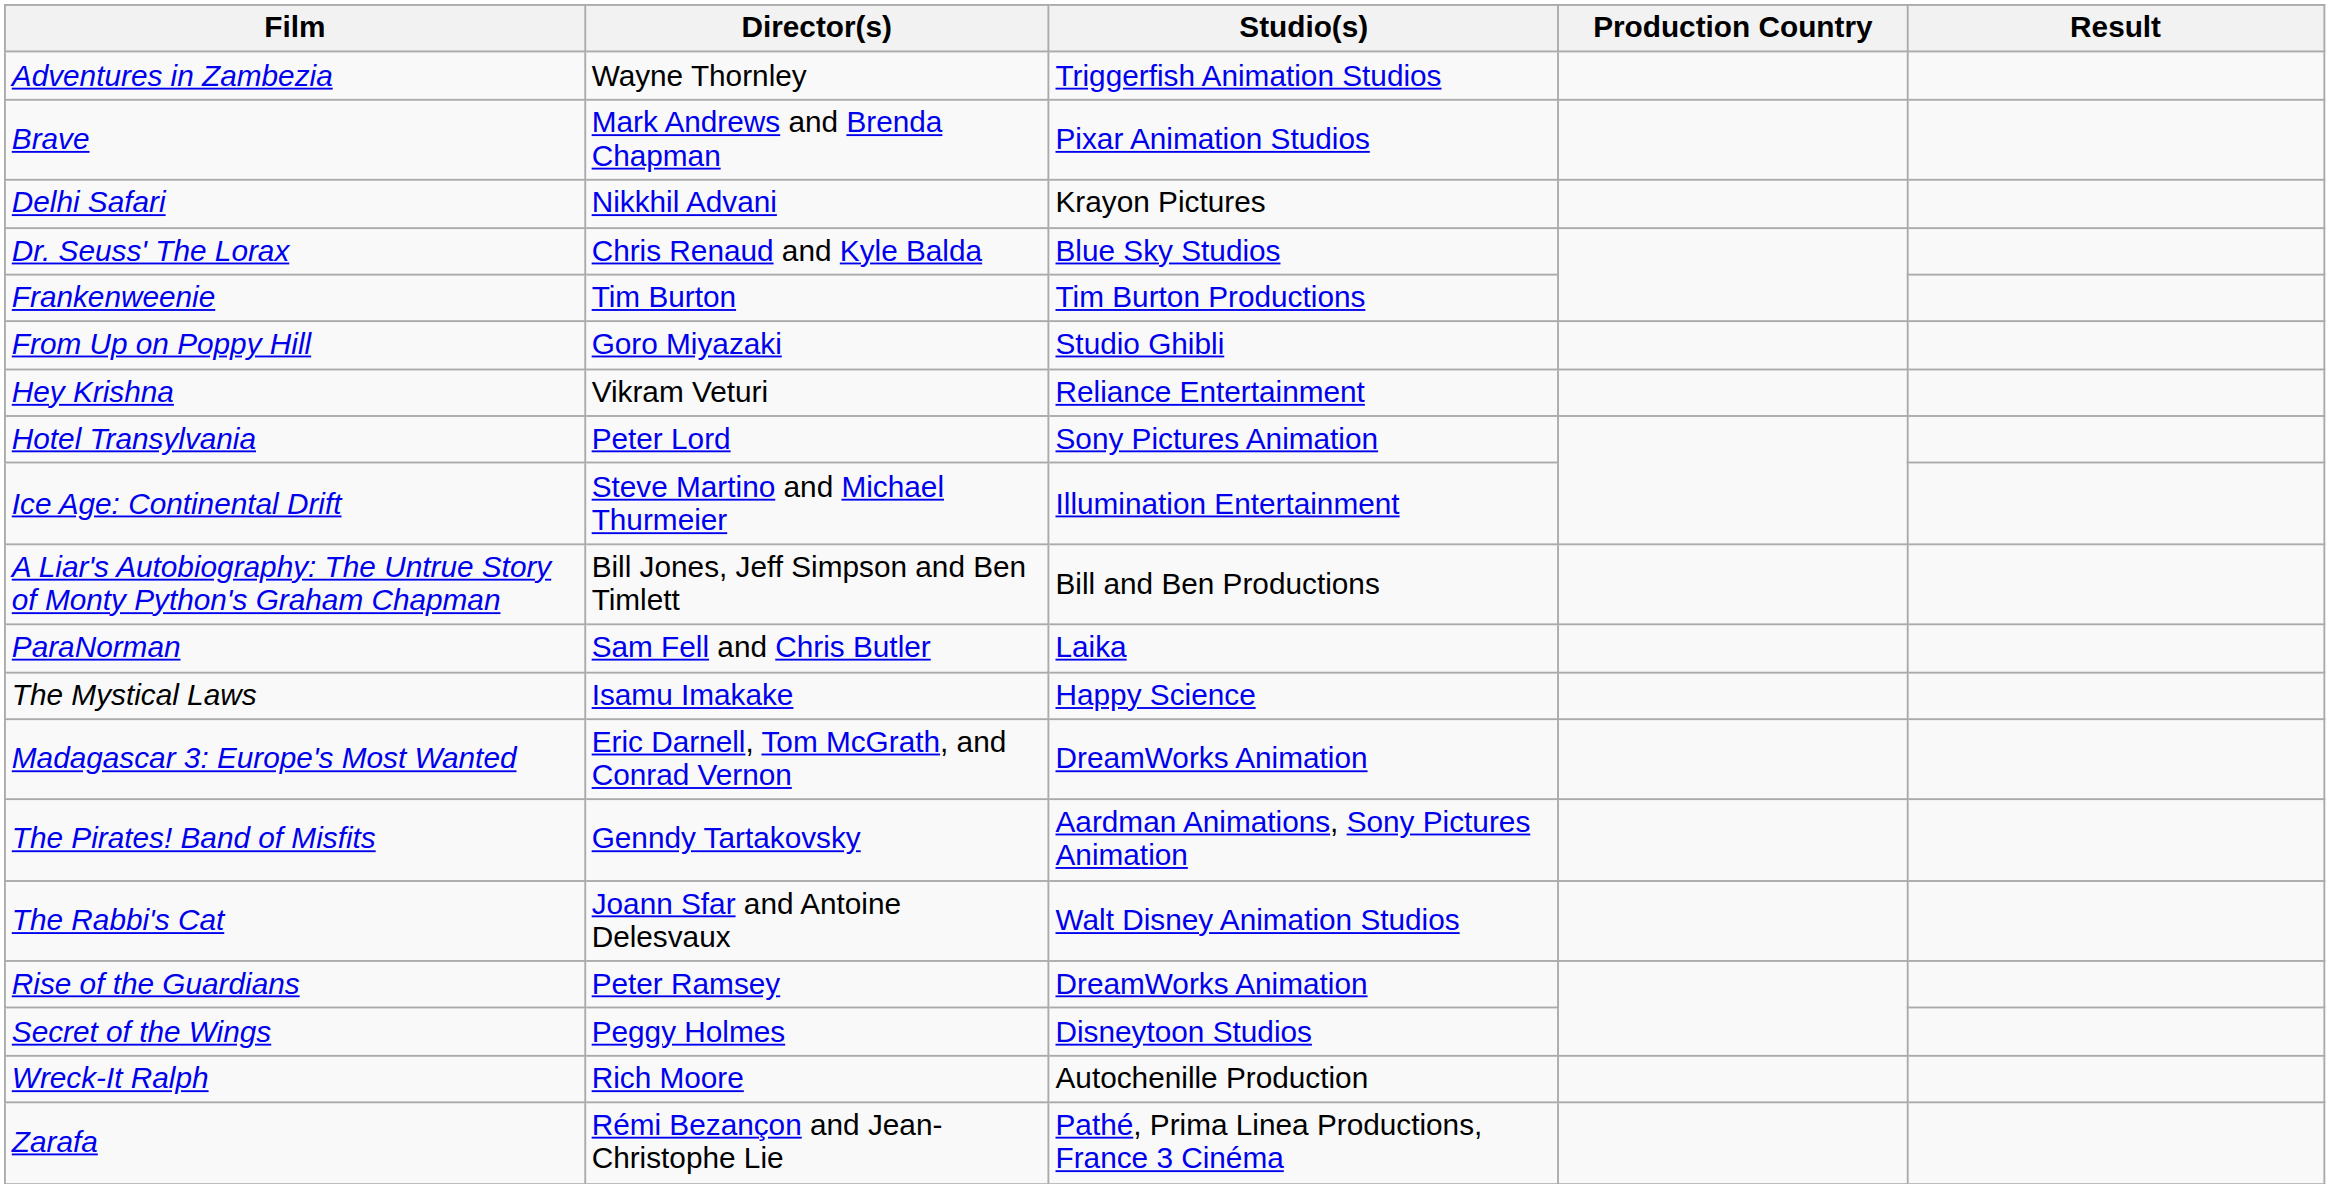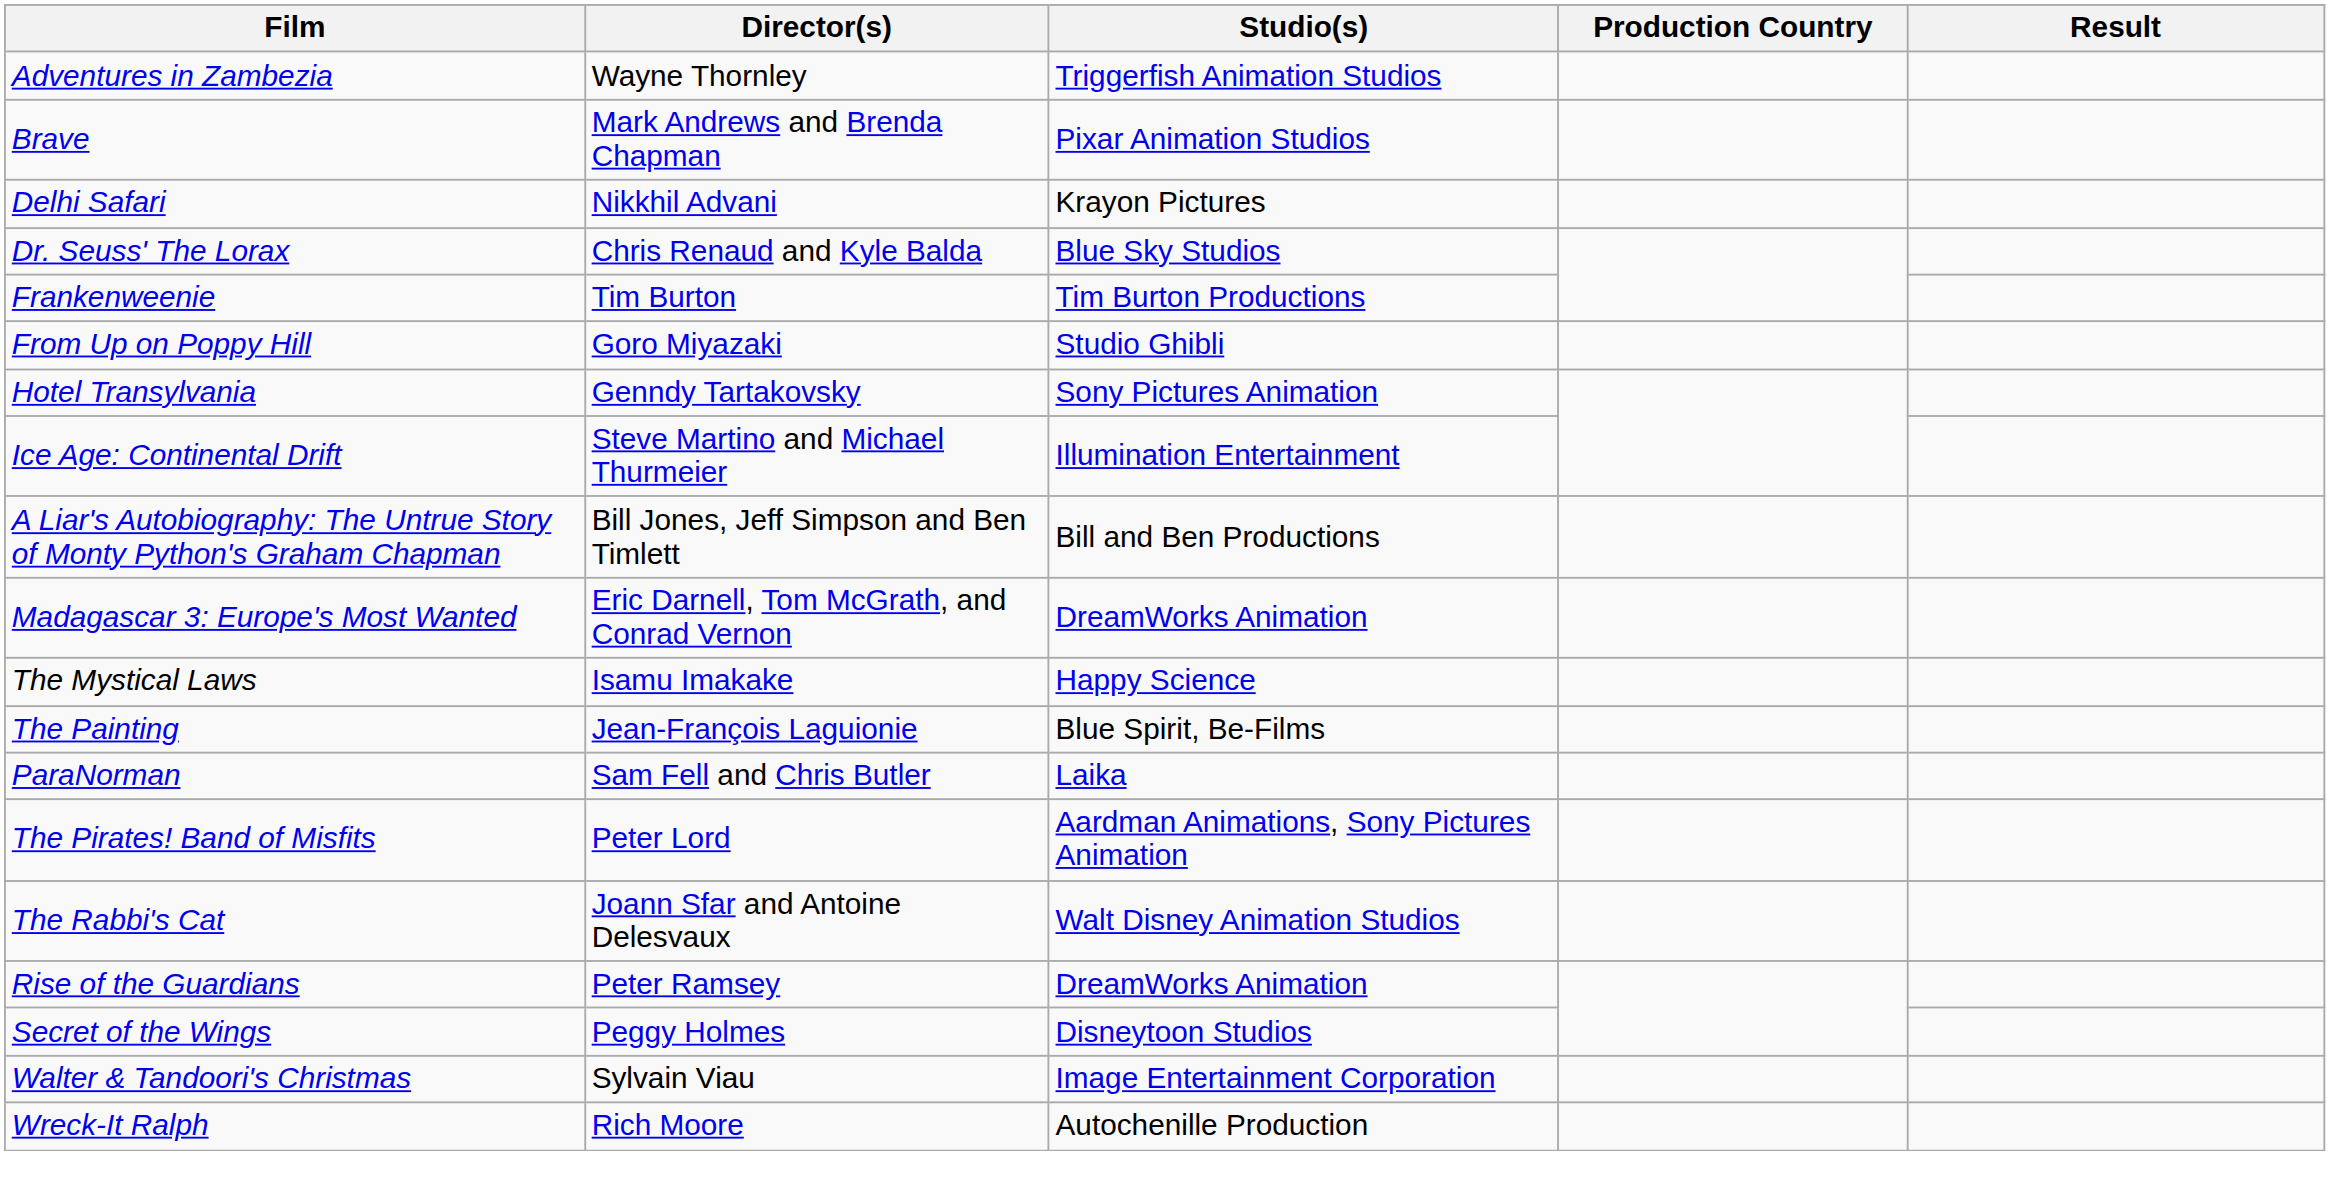- row: (93, 391)
(661, 439) Peter Lord -> (726, 391) Genndy Tartakovsky
rows swapped: (264, 758) <-> (96, 647)
+ row: (95, 728)
(726, 839) Genndy Tartakovsky -> (661, 839) Peter Lord
+ row: (211, 1078)
- row: (55, 1142)
